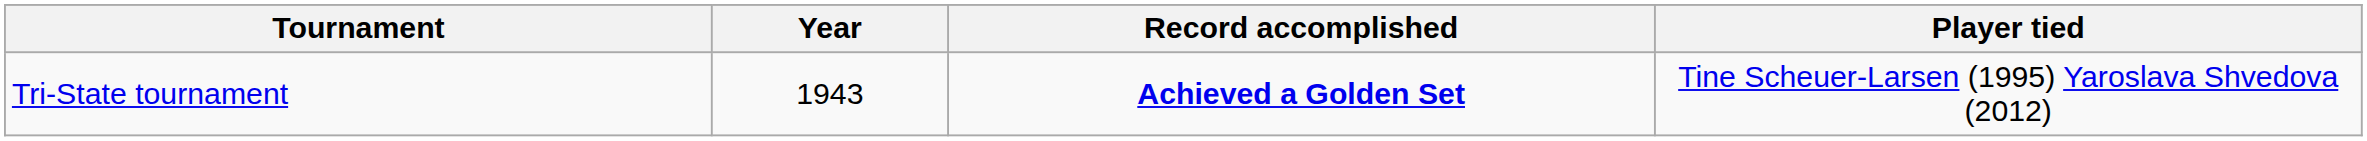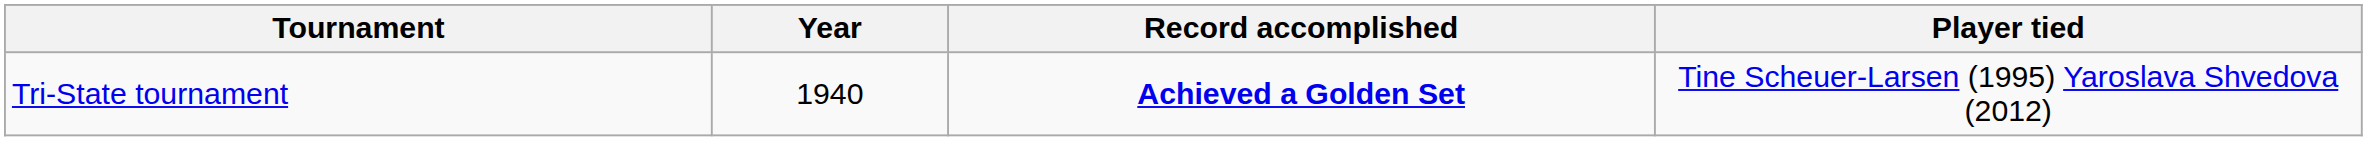(830, 93) 1943 -> (830, 93) 1940
